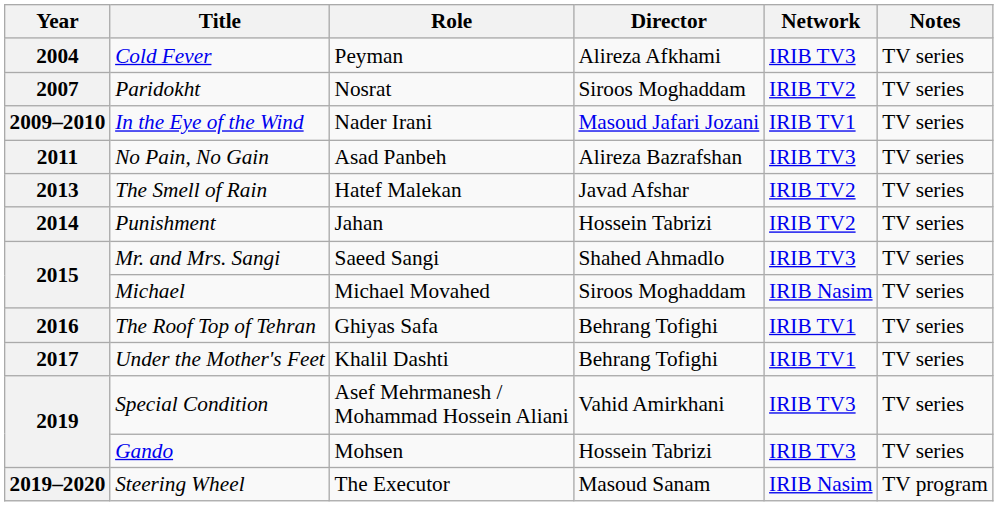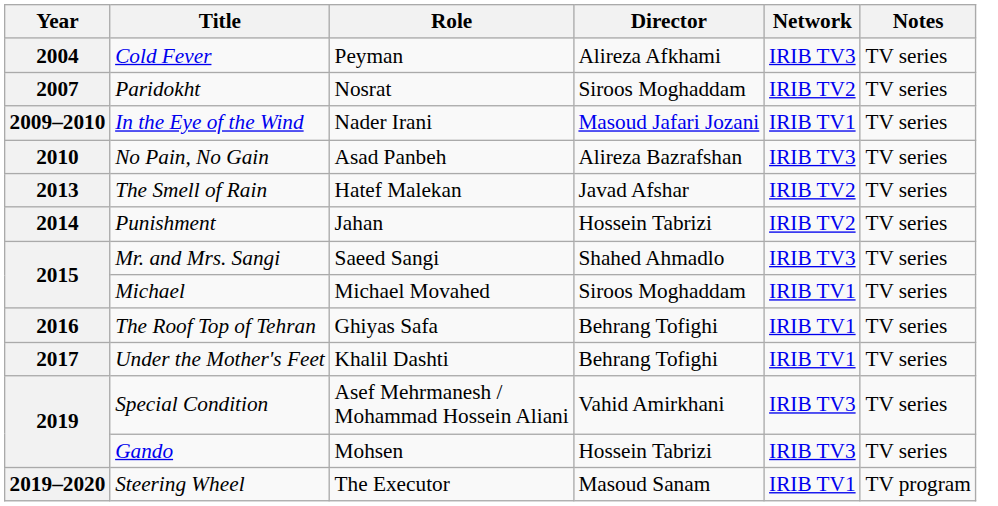(57, 156) 2011 -> (57, 156) 2010
(821, 291) IRIB Nasim -> (812, 291) IRIB TV1
(821, 484) IRIB Nasim -> (812, 484) IRIB TV1
